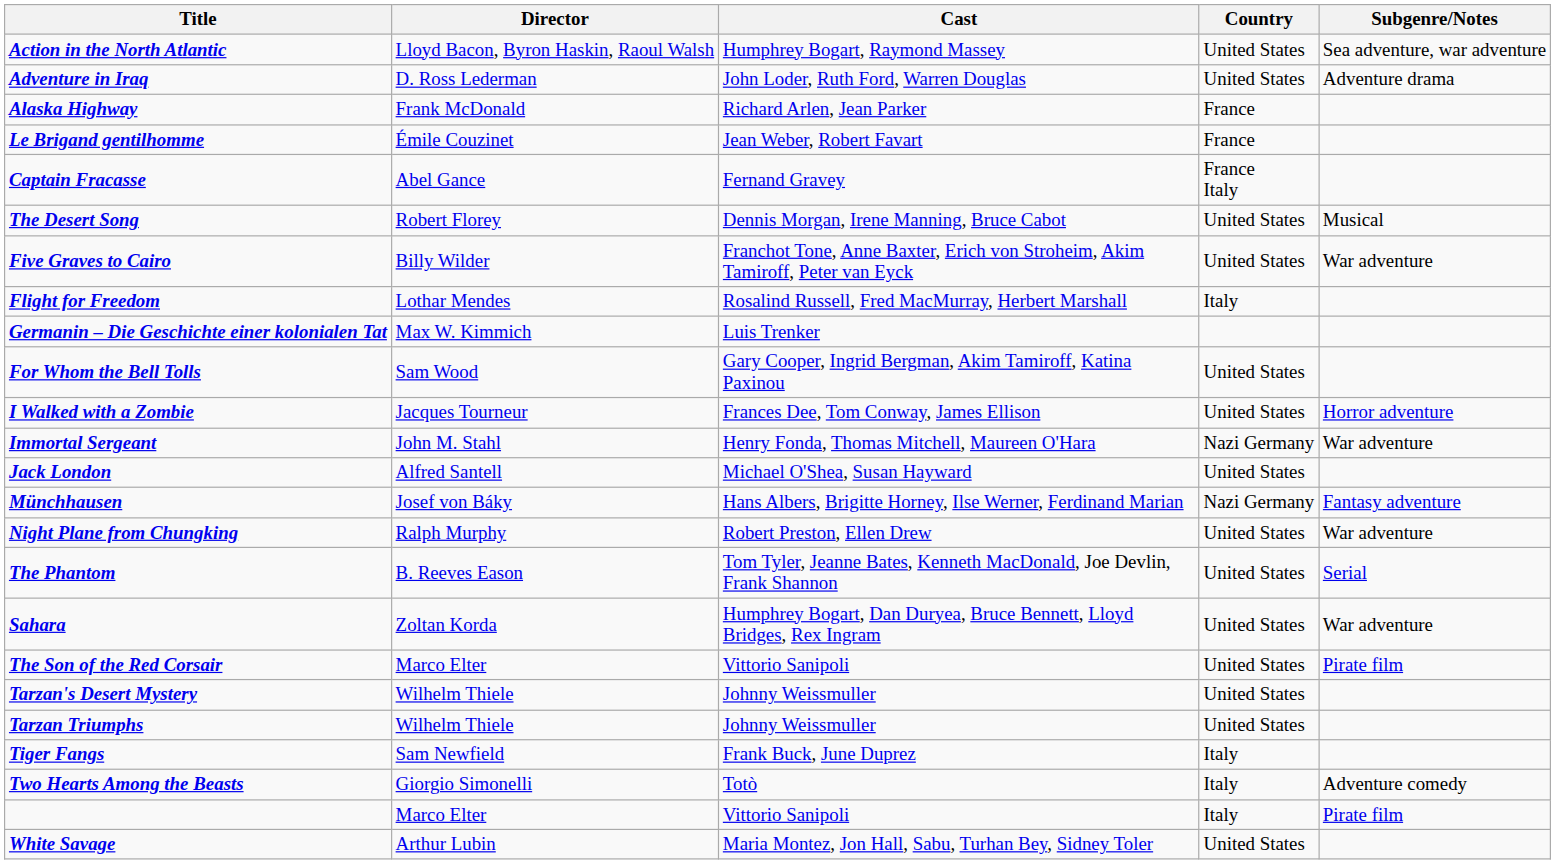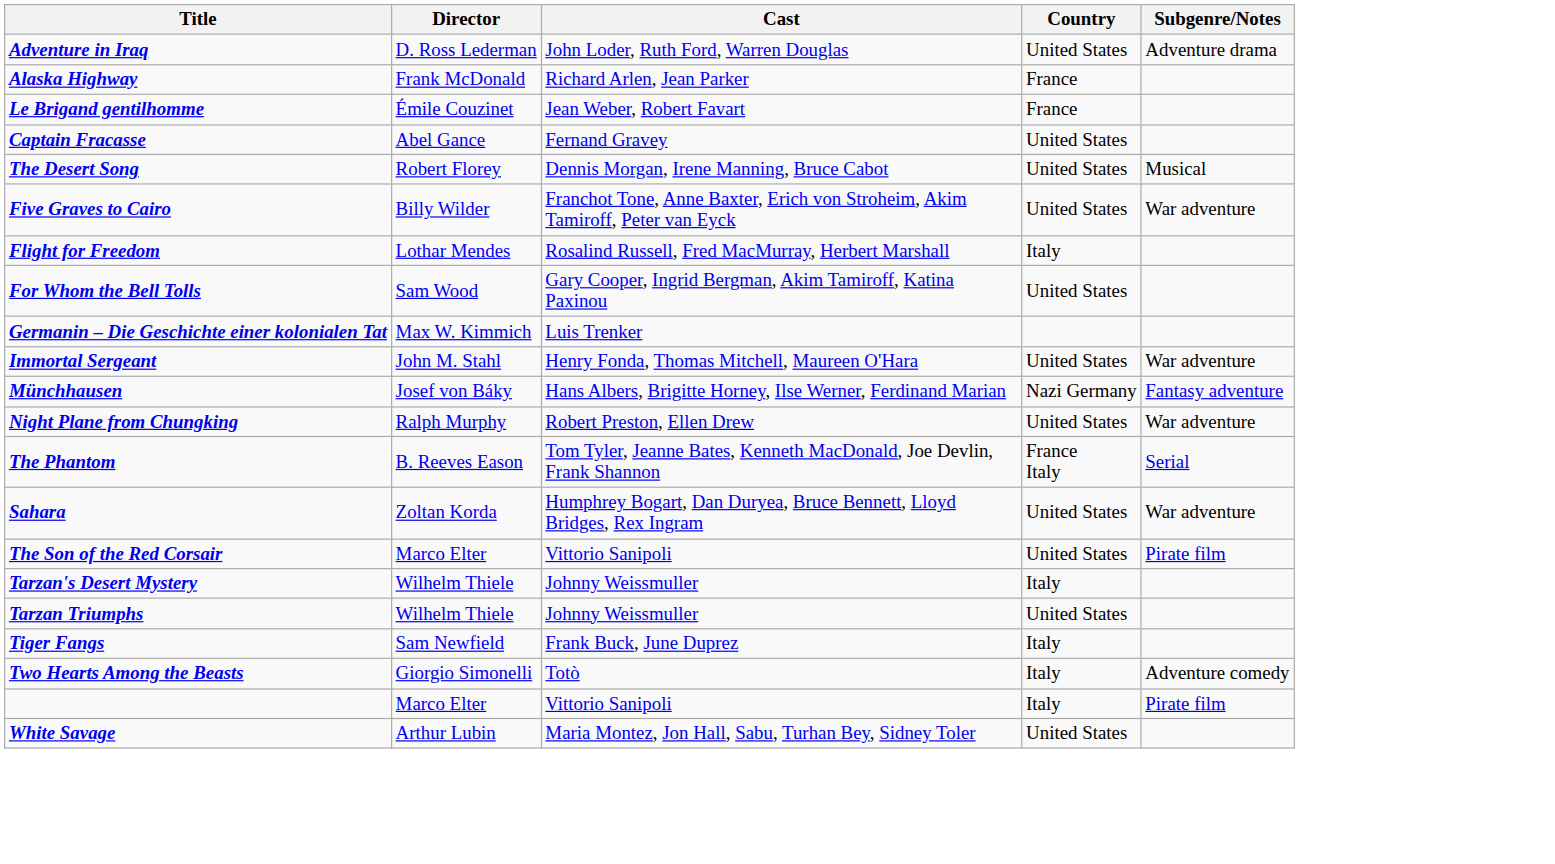- row: (118, 49)
(1229, 179) France Italy -> (1077, 139) United States
rows swapped: (105, 371) <-> (198, 331)
- row: (101, 412)
(1259, 442) Nazi Germany -> (1077, 361) United States
- row: (60, 472)
(1254, 572) United States -> (1052, 461) France Italy
(1254, 694) United States -> (1043, 583) Italy
